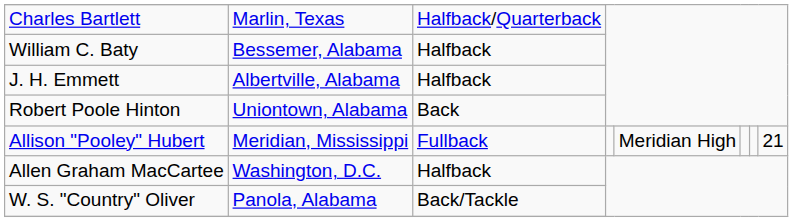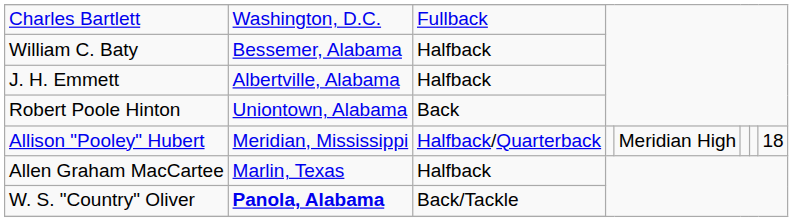(288, 19) Marlin, Texas -> (307, 19) Washington, D.C.
(509, 19) Halfback/Quarterback -> (452, 19) Fullback
(452, 140) Fullback -> (509, 140) Halfback/Quarterback
(773, 140) 21 -> (773, 140) 18
(307, 170) Washington, D.C. -> (288, 170) Marlin, Texas
(305, 200) normal -> (308, 200) bold
